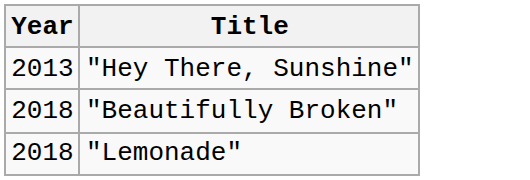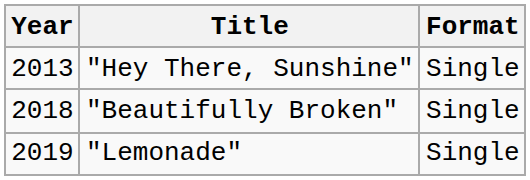+ column: (473, 26)
(42, 153) 2018 -> (42, 153) 2019
